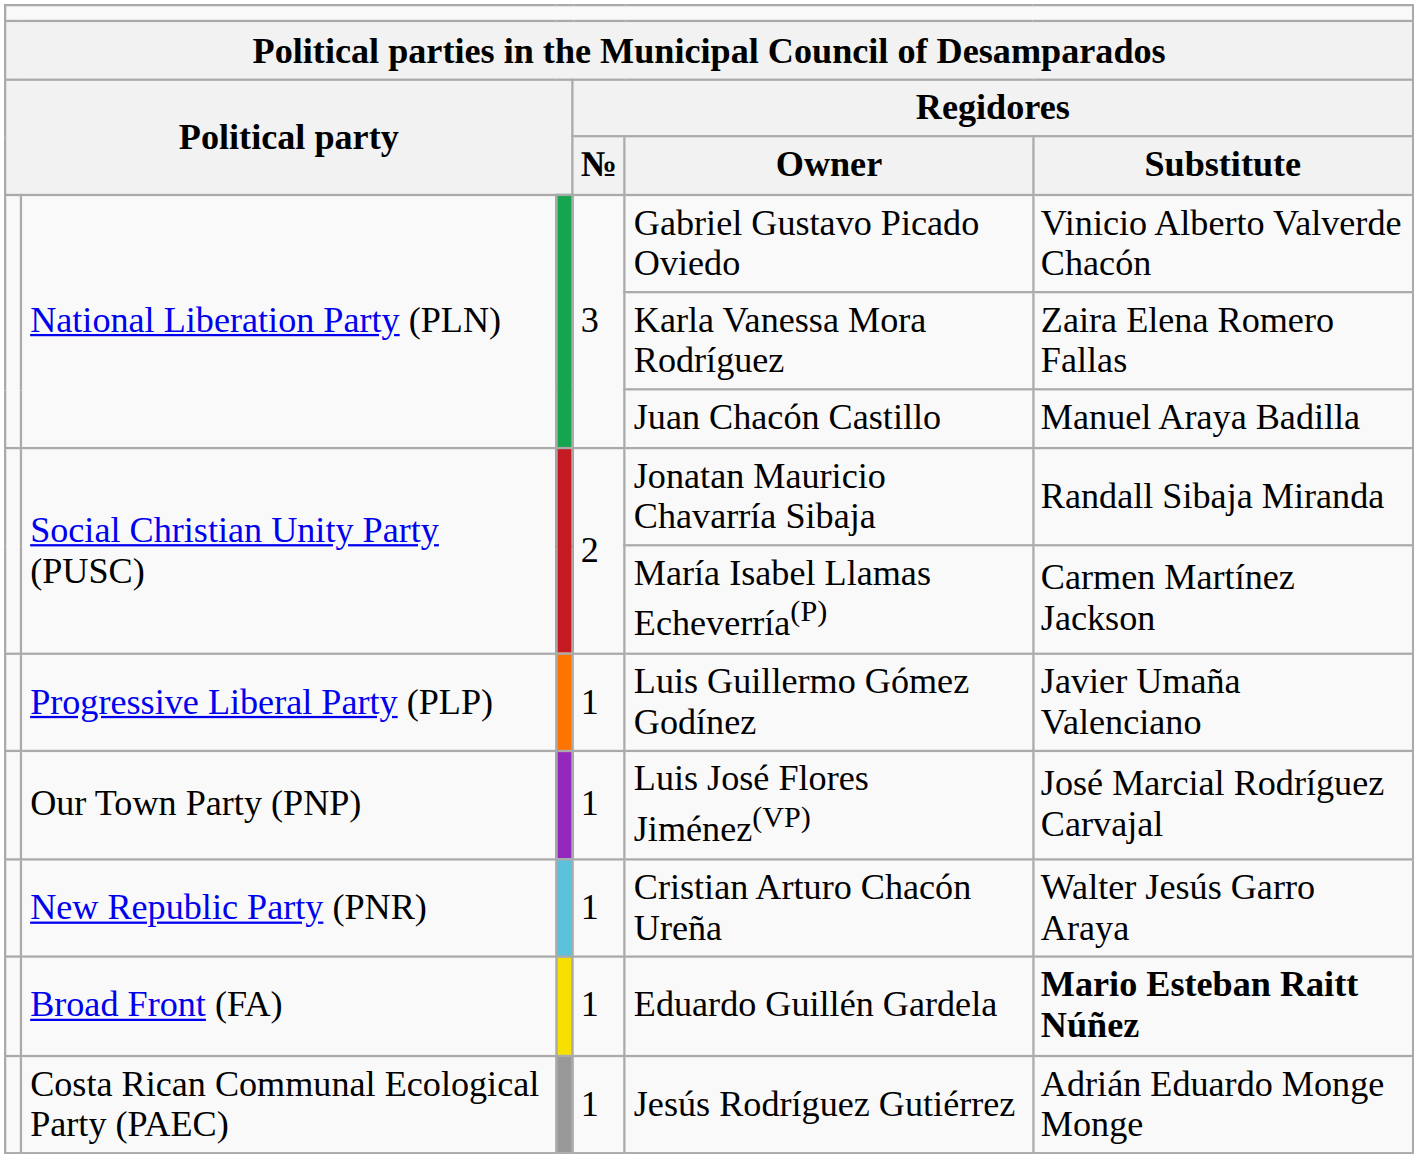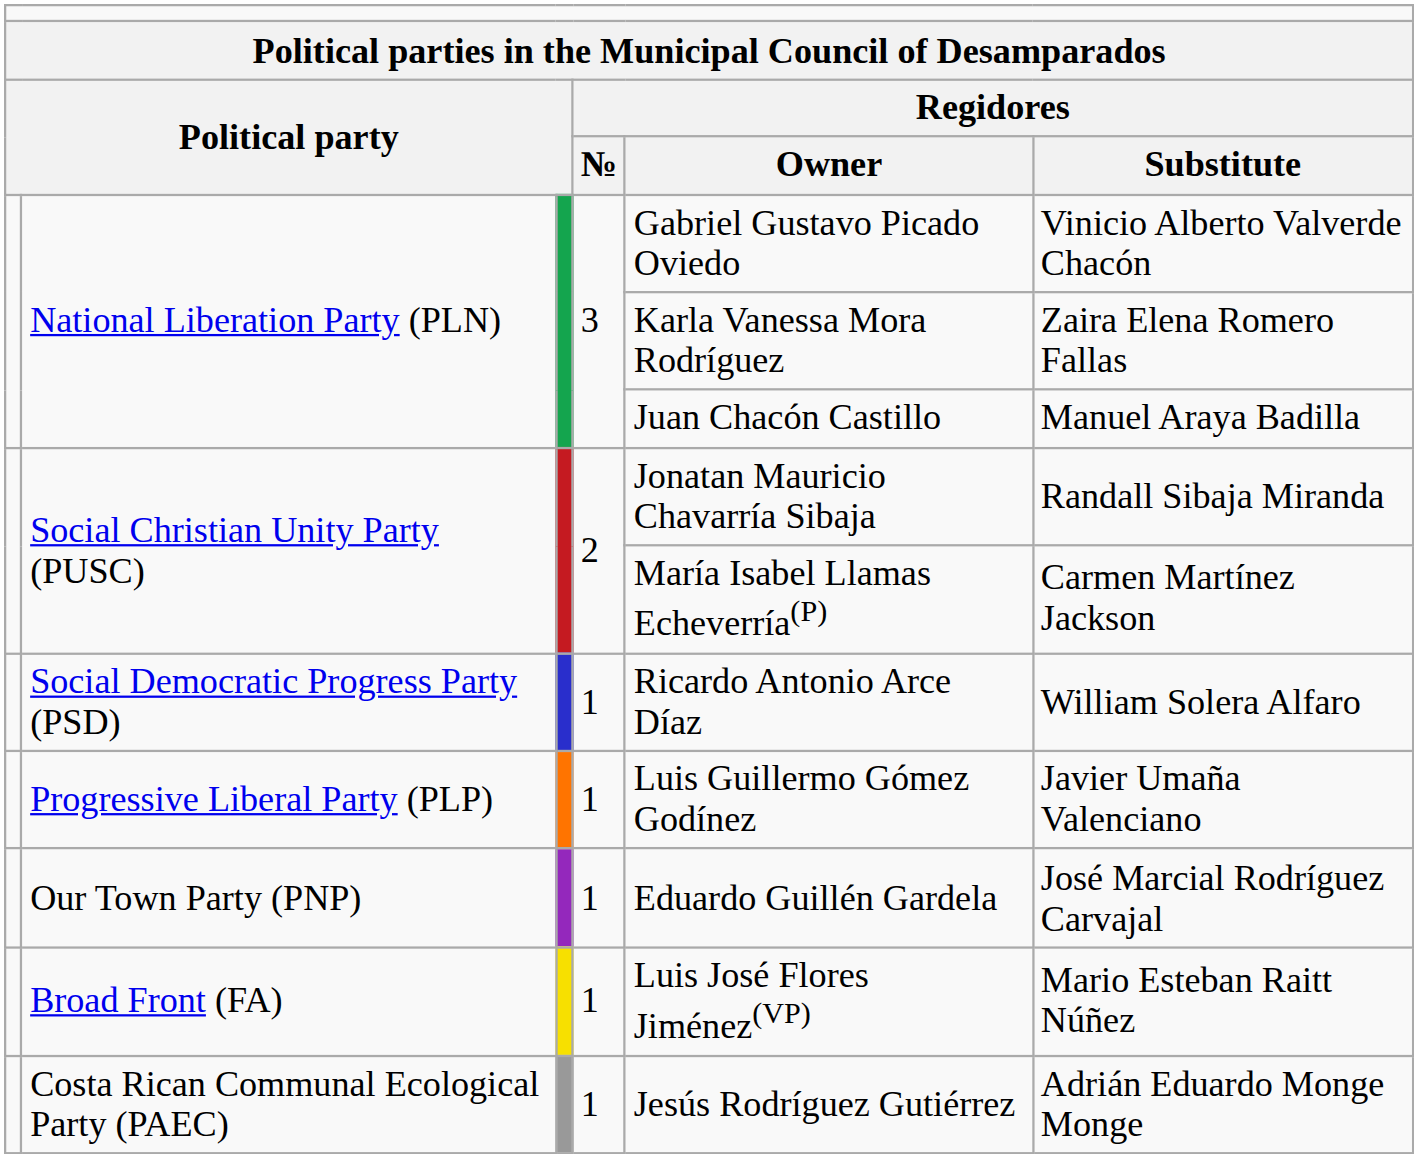+ row: (274, 701)
(751, 804) Luis José Flores Jiménez(VP) -> (816, 897) Eduardo Guillén Gardela
- row: (228, 907)
(816, 1005) Eduardo Guillén Gardela -> (751, 1000) Luis José Flores Jiménez(VP)
(1200, 1005) bold -> (1186, 1000) normal
